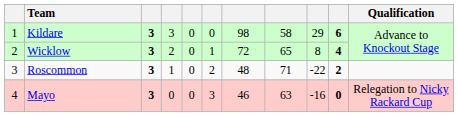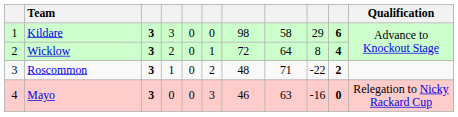(286, 51) 65 -> (286, 51) 64
